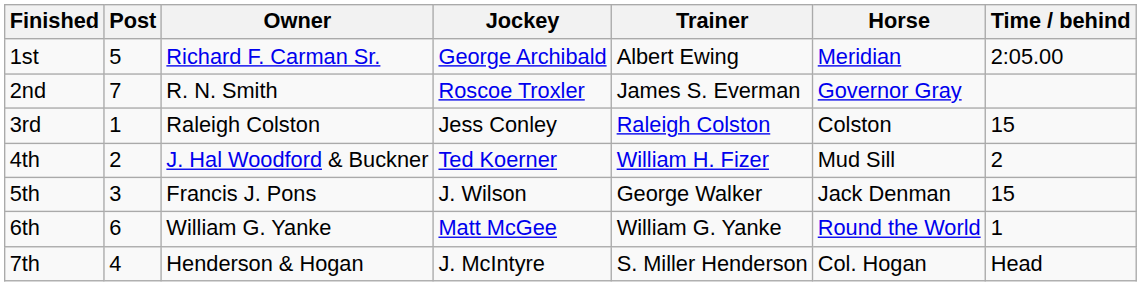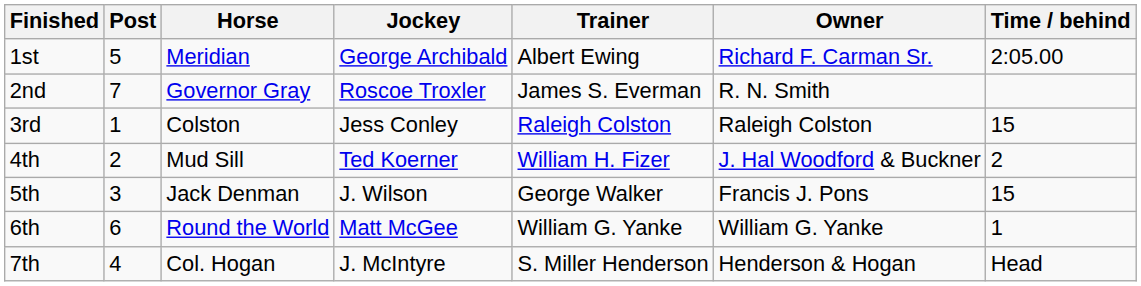columns swapped: (899, 21) <-> (297, 21)
